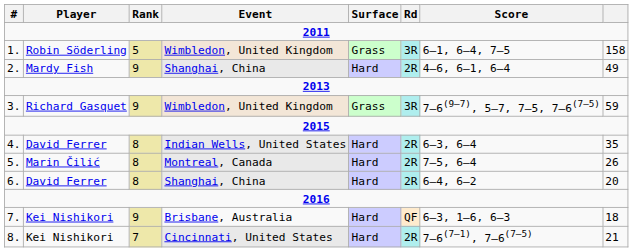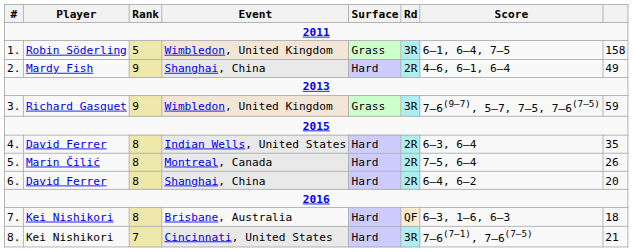(136, 217) 9 -> (136, 217) 8
(411, 236) 2R -> (411, 236) 3R
